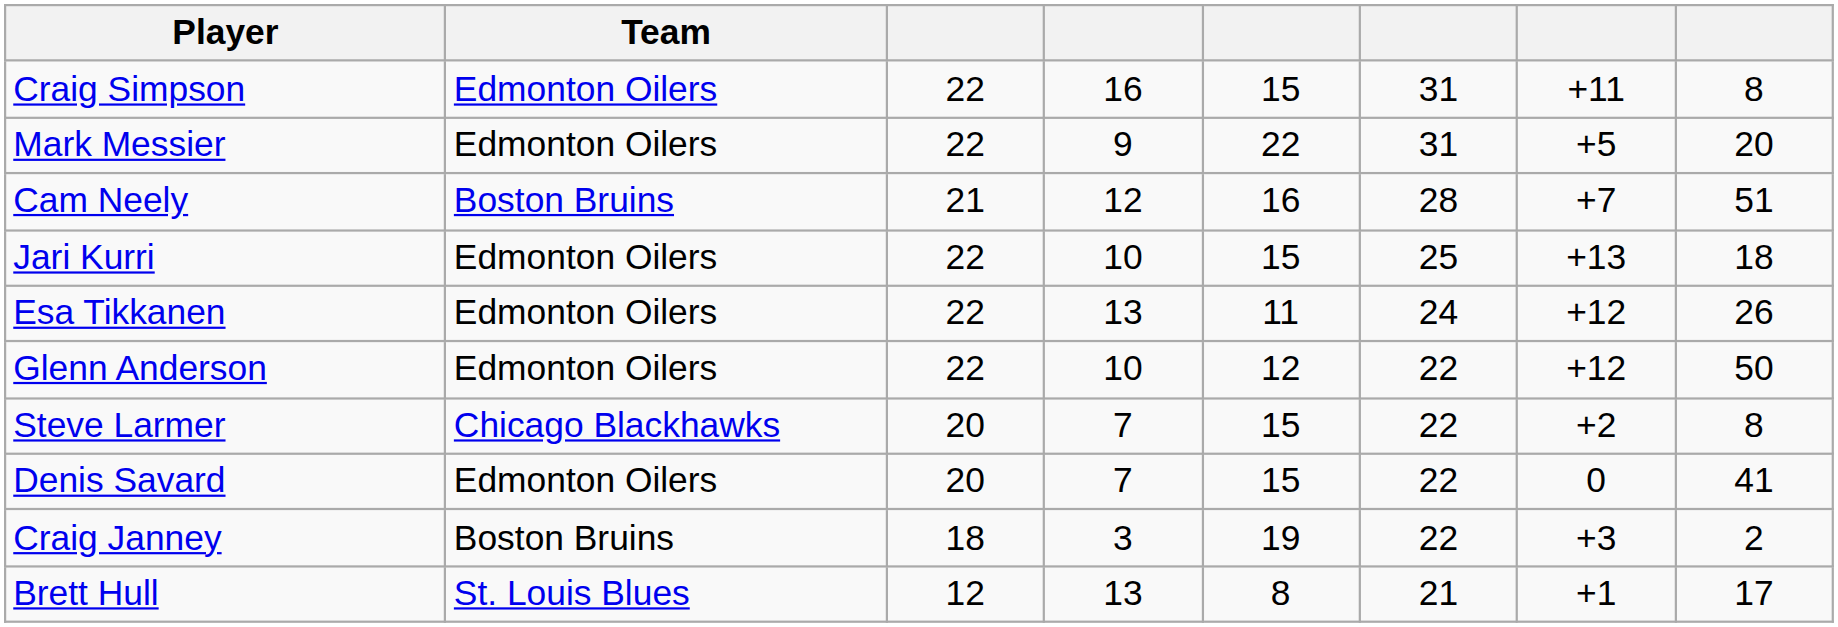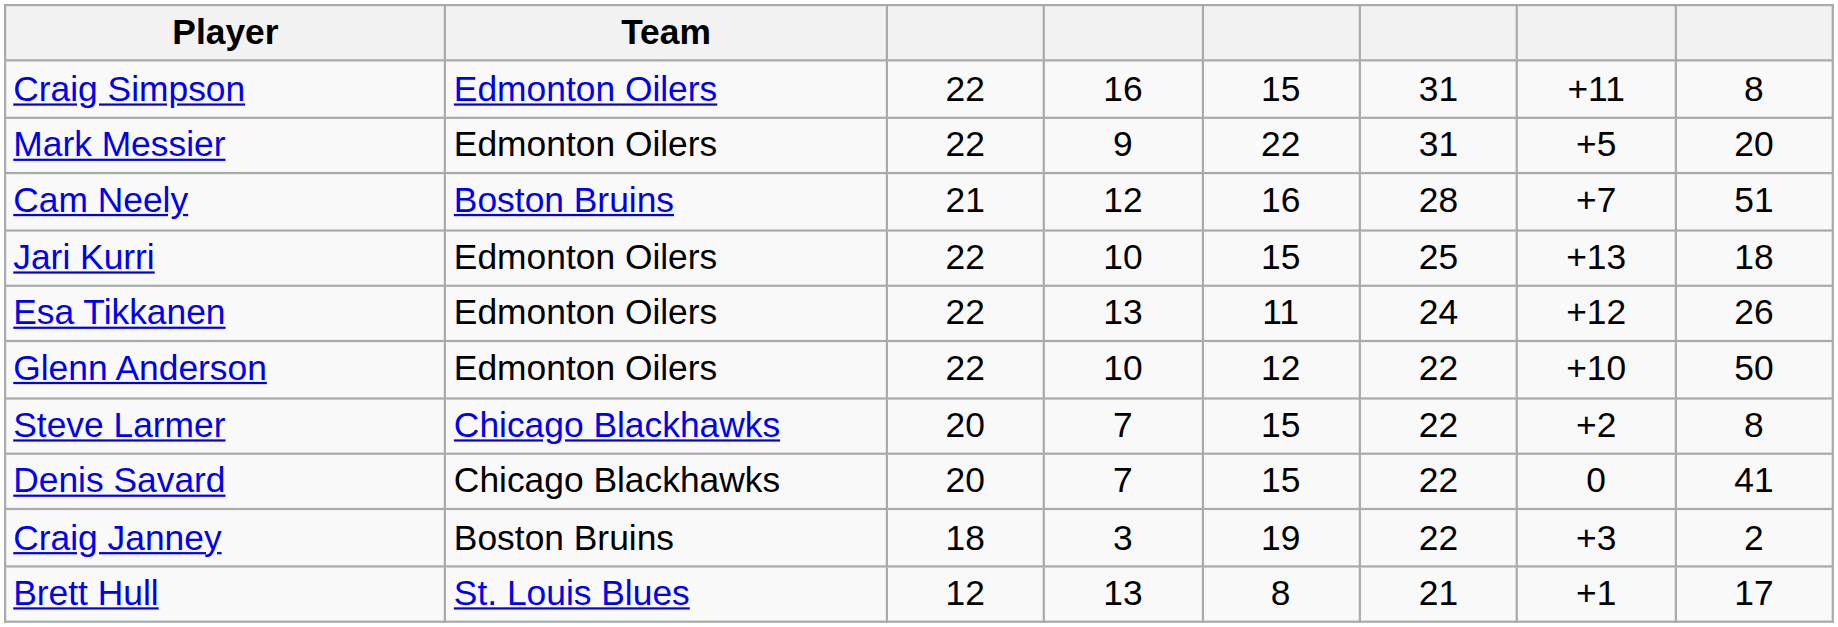(1596, 369) +12 -> (1596, 369) +10
(586, 481) Edmonton Oilers -> (617, 481) Chicago Blackhawks
